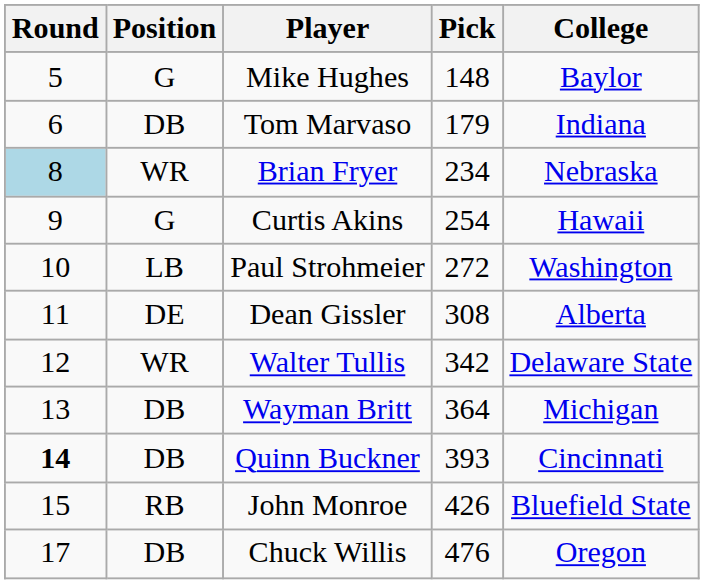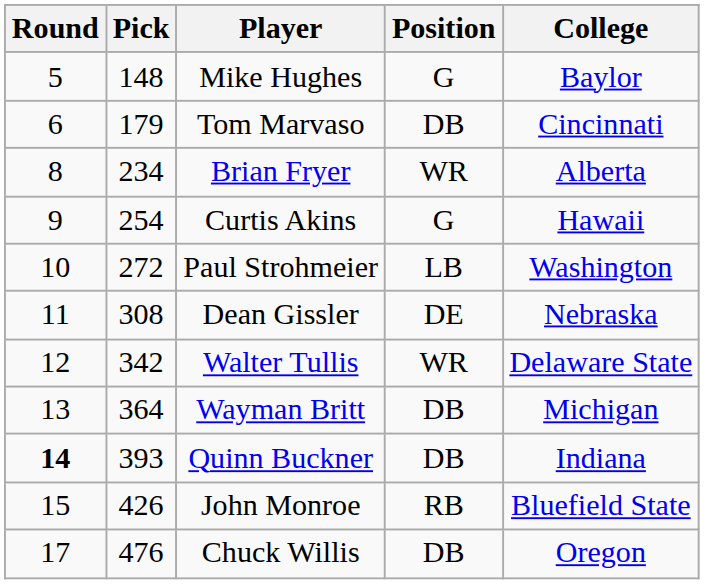columns swapped: (467, 28) <-> (165, 28)
(601, 123) Indiana -> (601, 123) Cincinnati
(55, 171) lightblue background -> (55, 171) no background
(601, 171) Nebraska -> (601, 171) Alberta
(601, 314) Alberta -> (601, 314) Nebraska
(601, 457) Cincinnati -> (601, 457) Indiana
